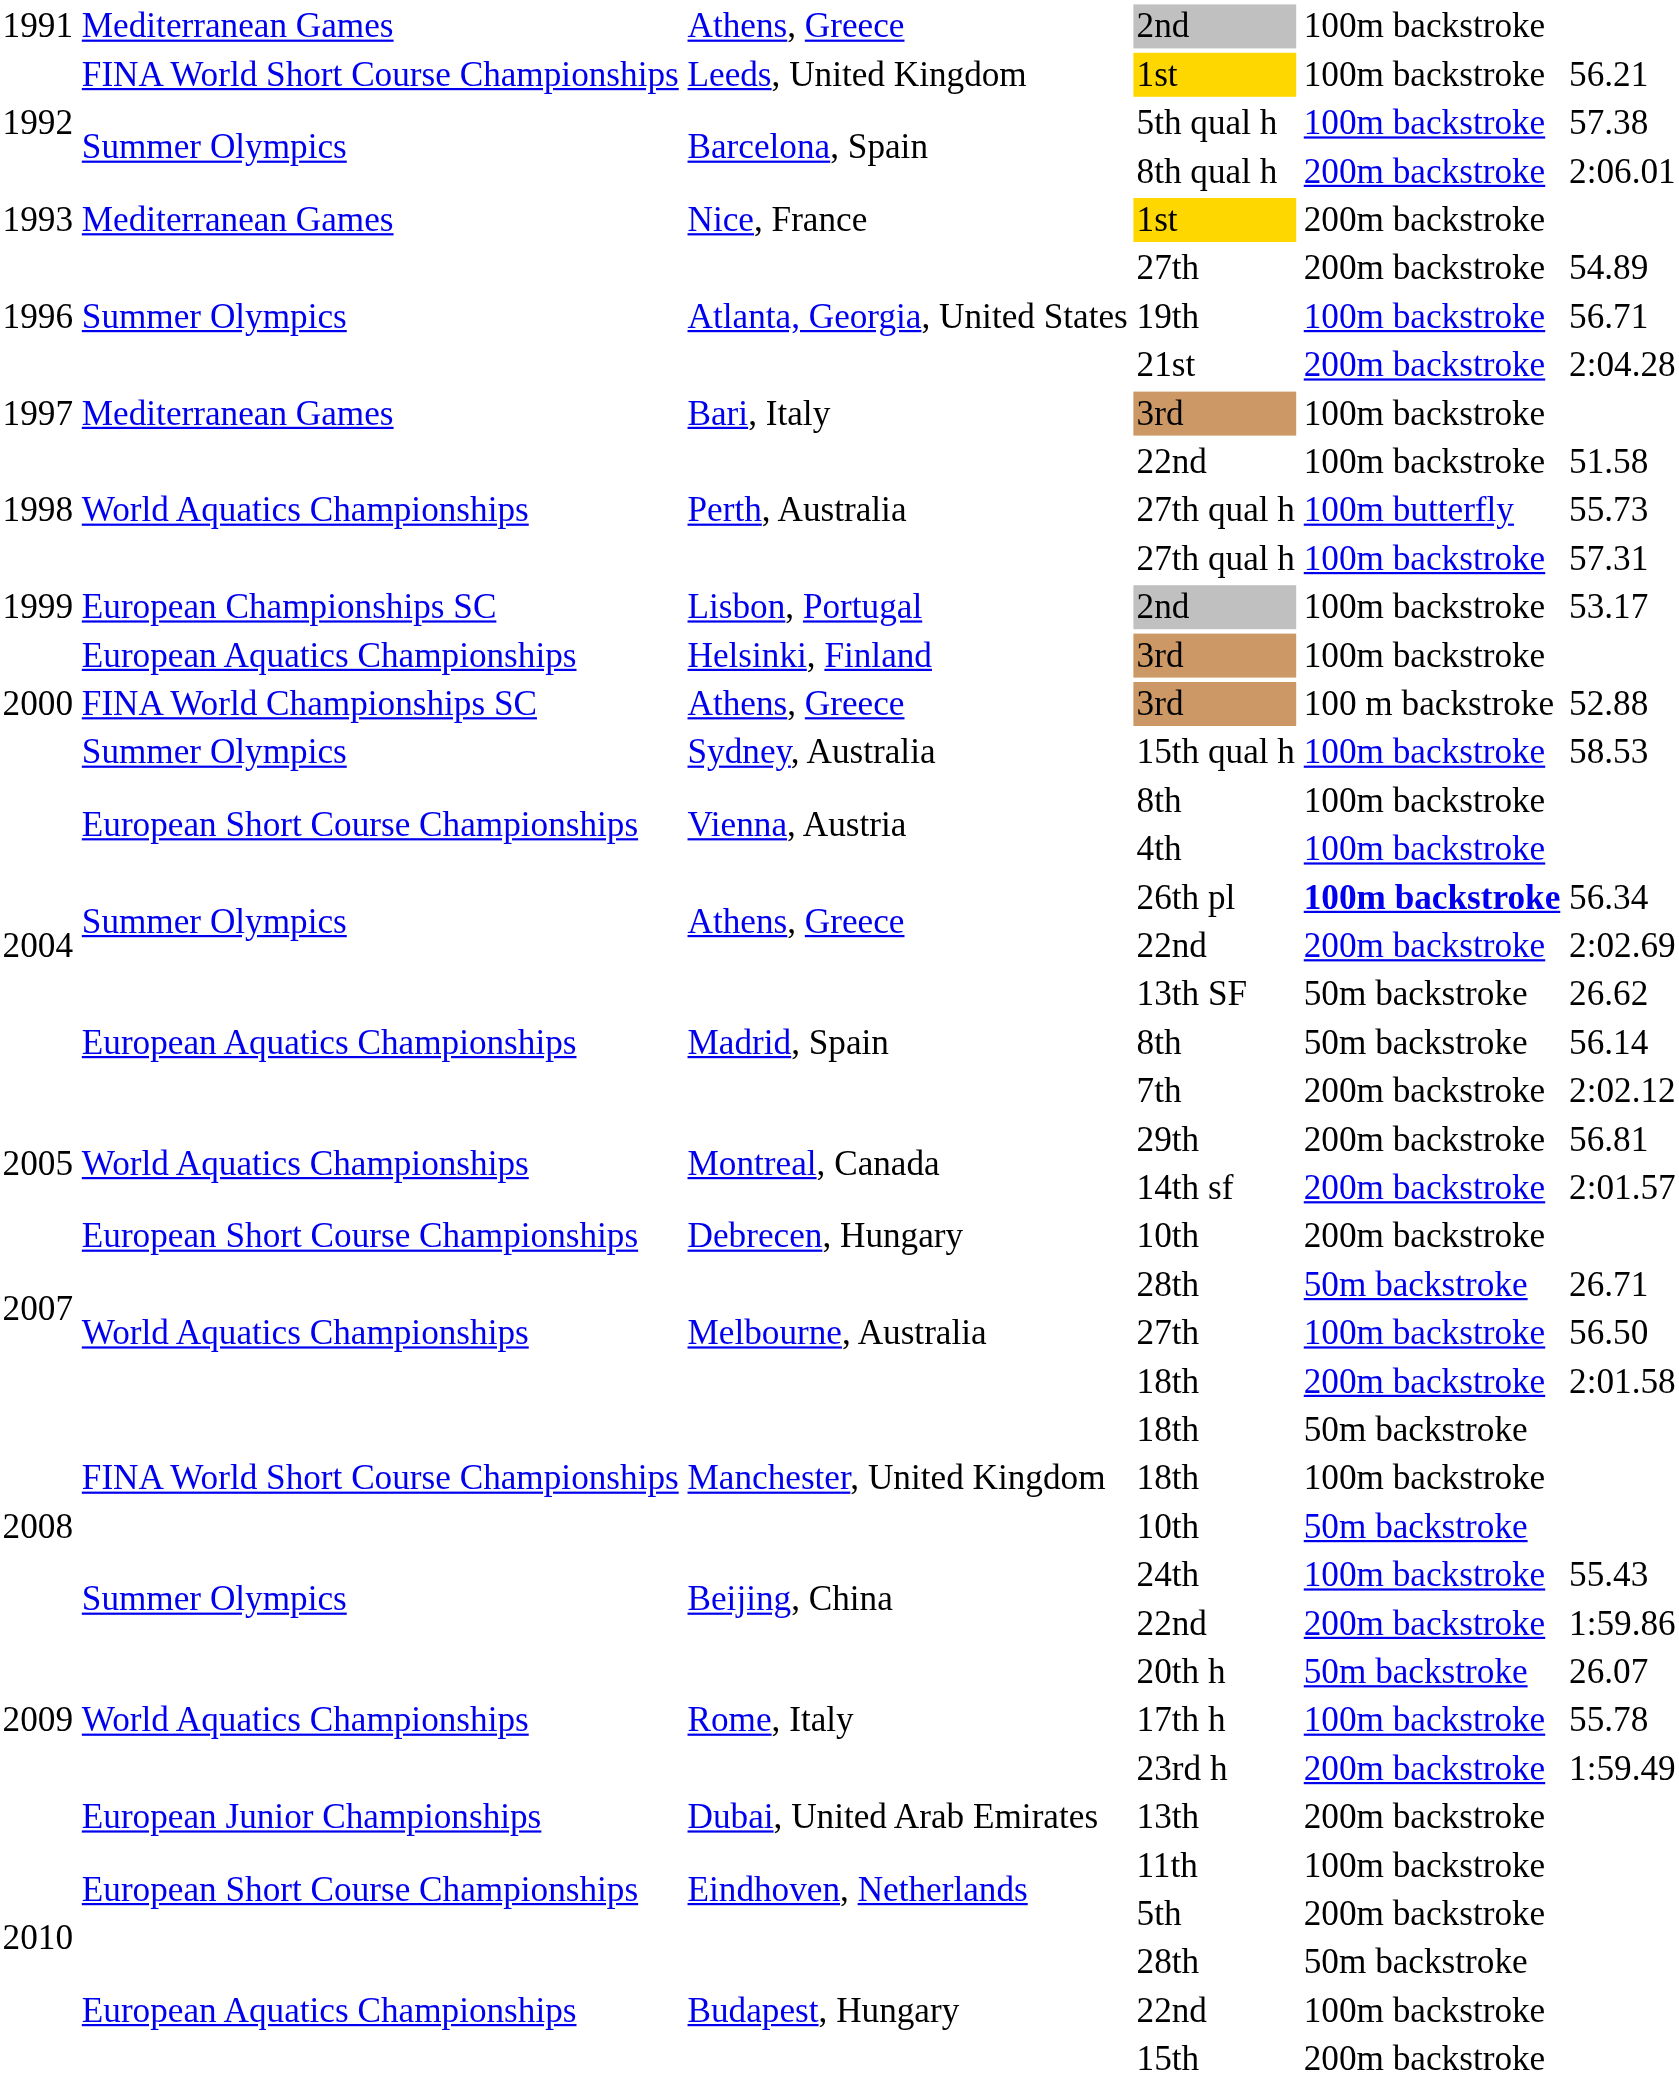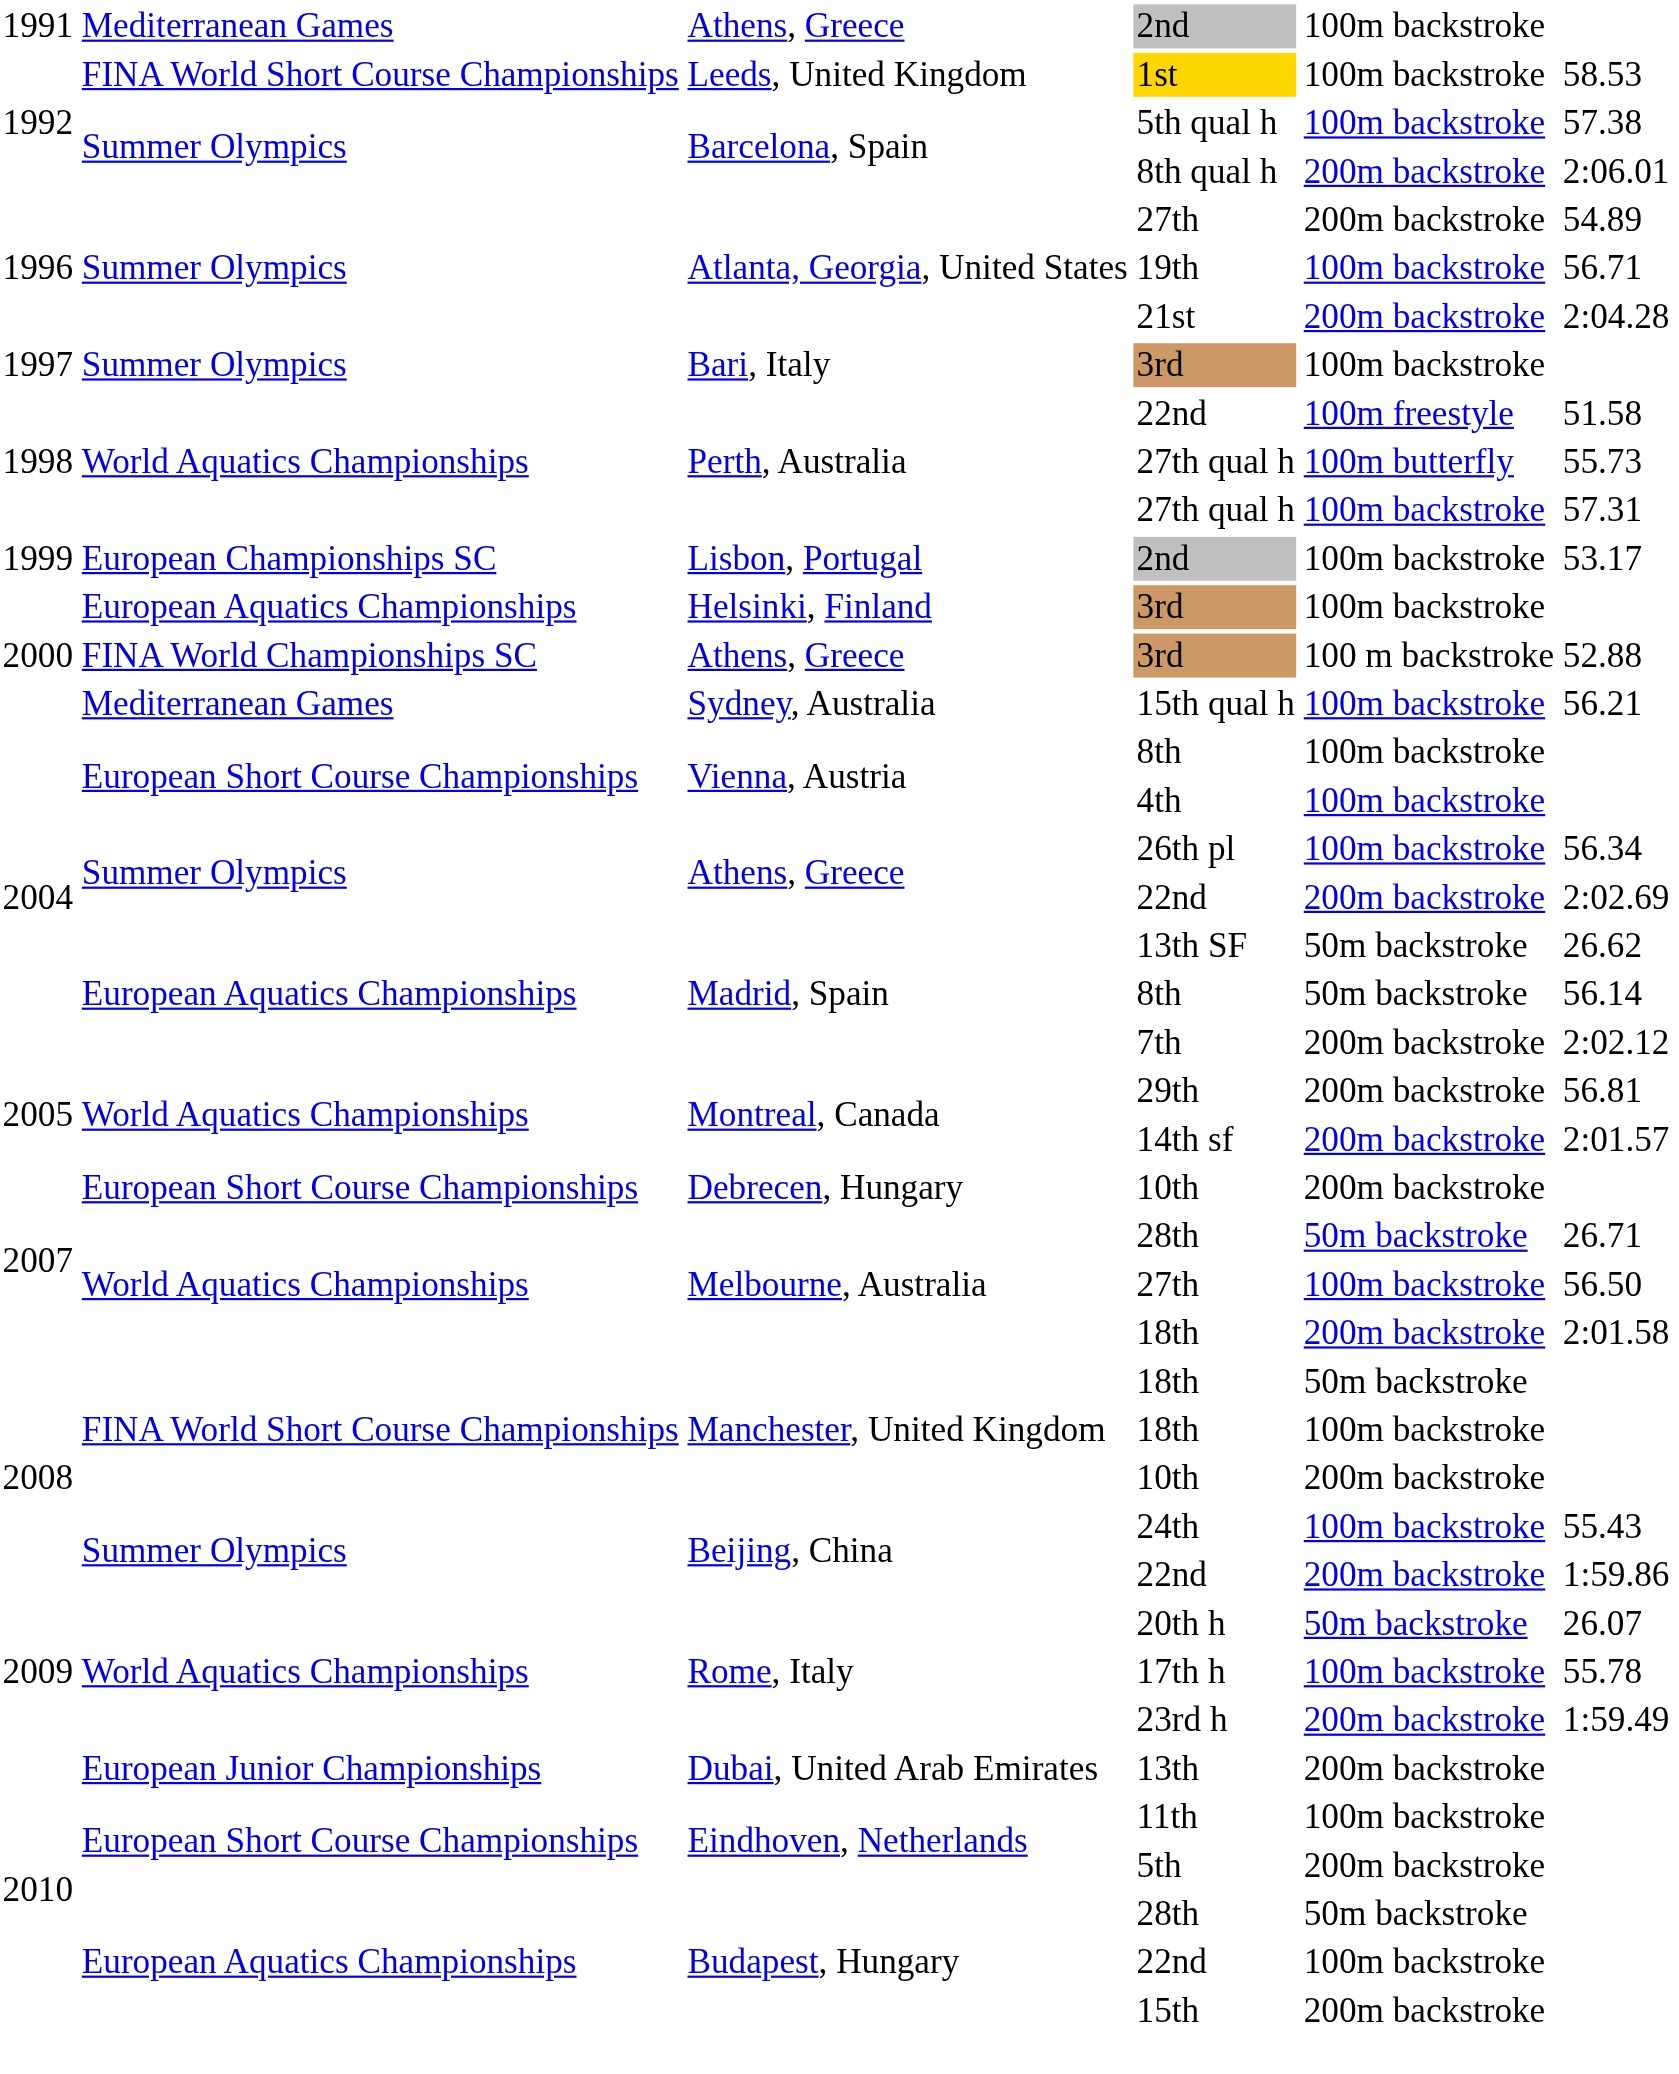(1609, 74) 56.21 -> (1602, 74) 58.53
- row: (777, 219)
(238, 413) Mediterranean Games -> (214, 364) Summer Olympics
(1424, 461) 100m backstroke -> (1409, 413) 100m freestyle
(214, 751) Summer Olympics -> (238, 703) Mediterranean Games
(1609, 751) 58.53 -> (1602, 703) 56.21
(1432, 897) bold -> (1424, 848) normal
(1416, 1526) 50m backstroke -> (1424, 1477) 200m backstroke
